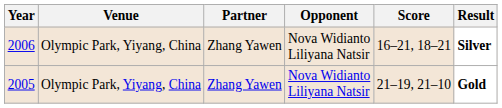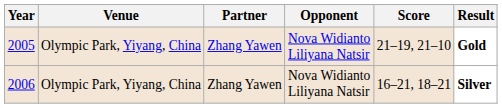rows swapped: (21, 84) <-> (21, 46)
